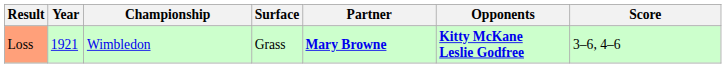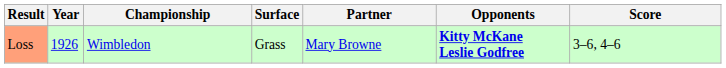(64, 44) 1921 -> (64, 44) 1926
(346, 44) bold -> (343, 44) normal
